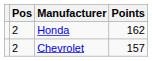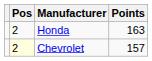(136, 31) 162 -> (136, 31) 163
(15, 48) no background -> (15, 48) lightyellow background
